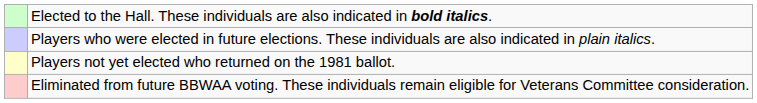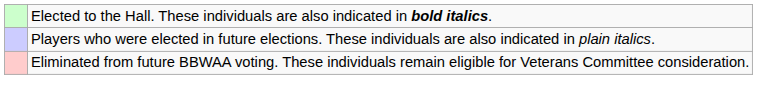- row: (213, 62)
